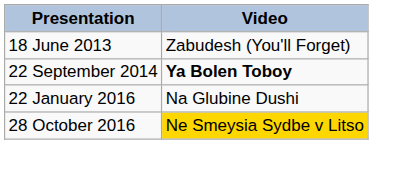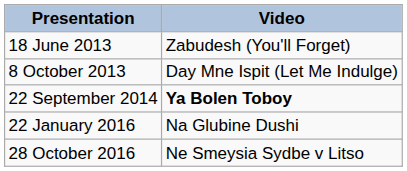+ row: (67, 72)
(265, 126) gold background -> (265, 153) no background
